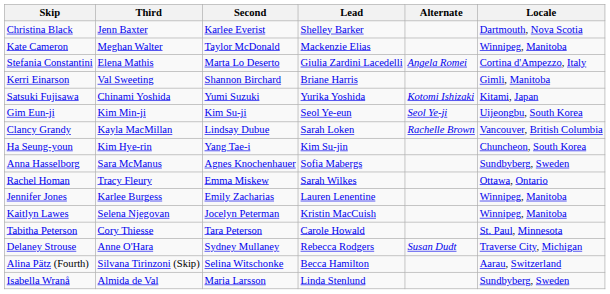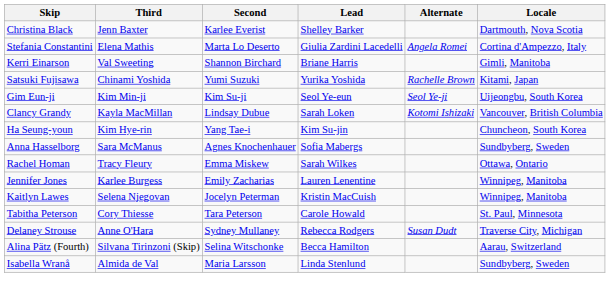- row: (37, 46)
(441, 96) Kotomi Ishizaki -> (441, 79) Rachelle Brown
(441, 130) Rachelle Brown -> (441, 113) Kotomi Ishizaki
